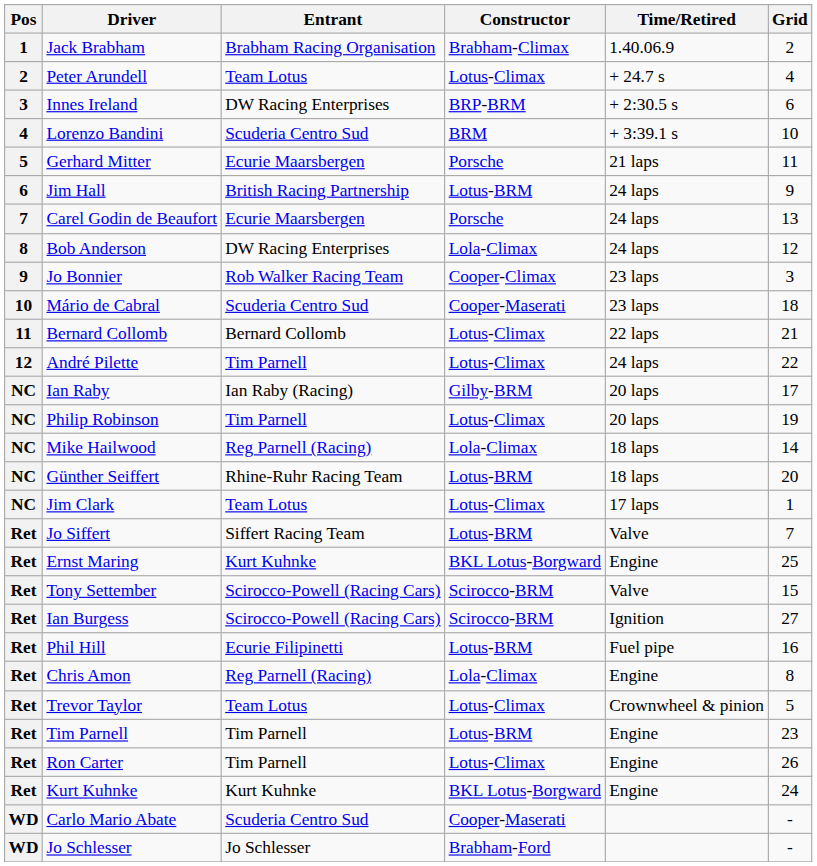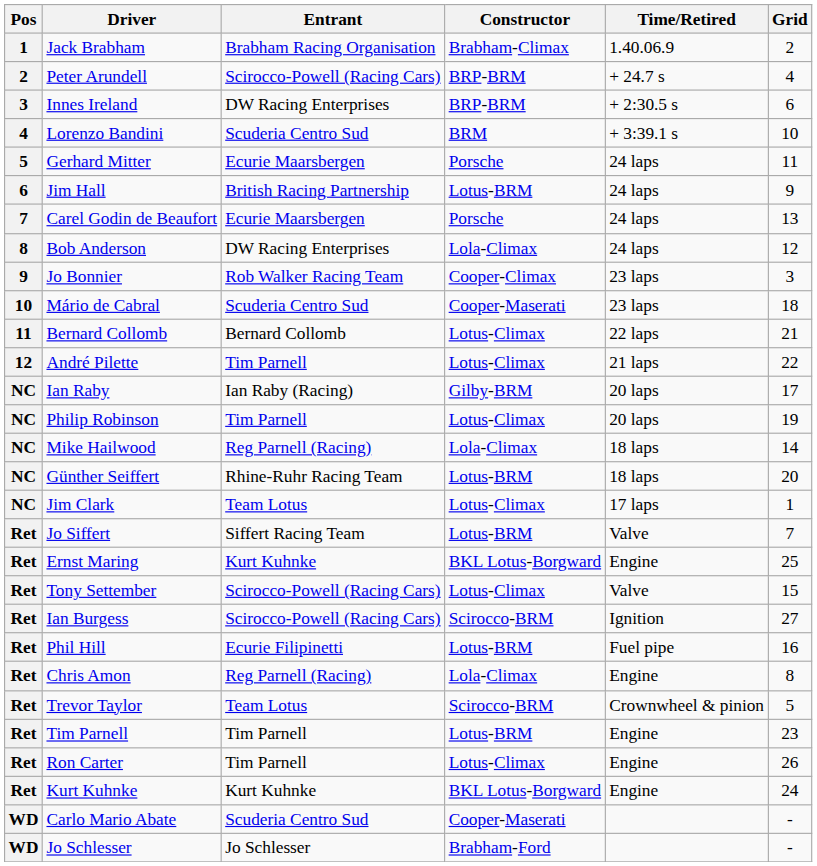(266, 76) Team Lotus -> (333, 76) Scirocco-Powell (Racing Cars)
(497, 76) Lotus-Climax -> (487, 76) BRP-BRM
(634, 161) 21 laps -> (634, 161) 24 laps
(634, 361) 24 laps -> (634, 361) 21 laps
(501, 590) Scirocco-BRM -> (497, 590) Lotus-Climax
(497, 704) Lotus-Climax -> (501, 704) Scirocco-BRM
